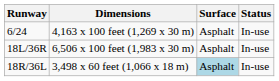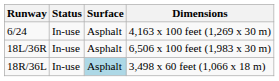columns swapped: (123, 13) <-> (256, 13)
